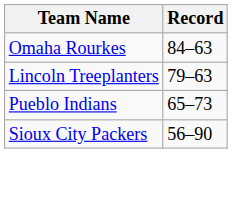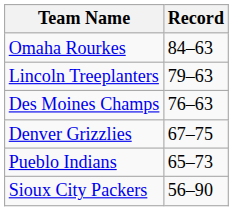+ row: (84, 104)
+ row: (70, 133)
